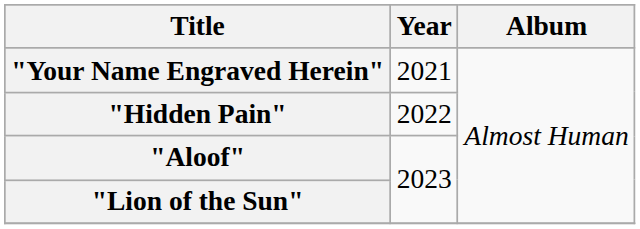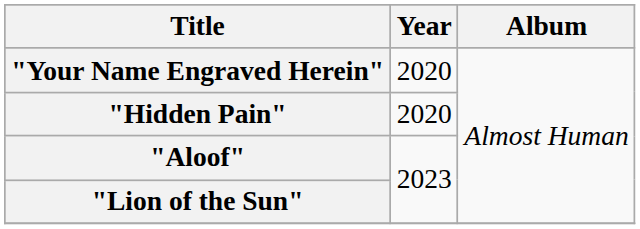(424, 69) 2021 -> (424, 69) 2020
(424, 113) 2022 -> (424, 113) 2020
